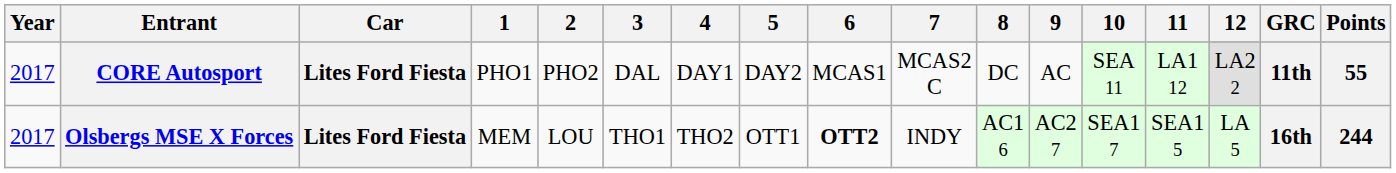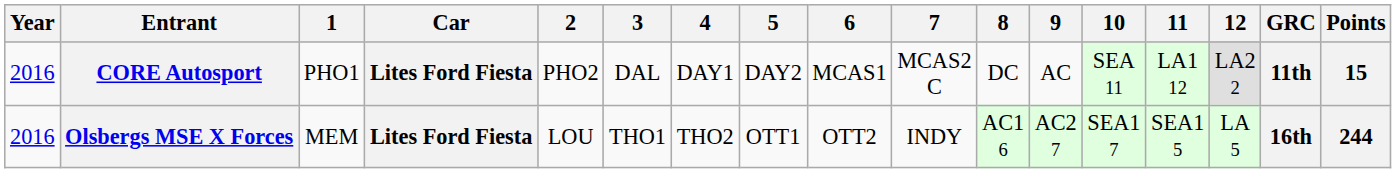columns swapped: (385, 23) <-> (504, 23)
(32, 73) 2017 -> (32, 73) 2016
(1356, 73) 55 -> (1356, 73) 15
(32, 136) 2017 -> (32, 136) 2016
(850, 136) bold -> (849, 136) normal
